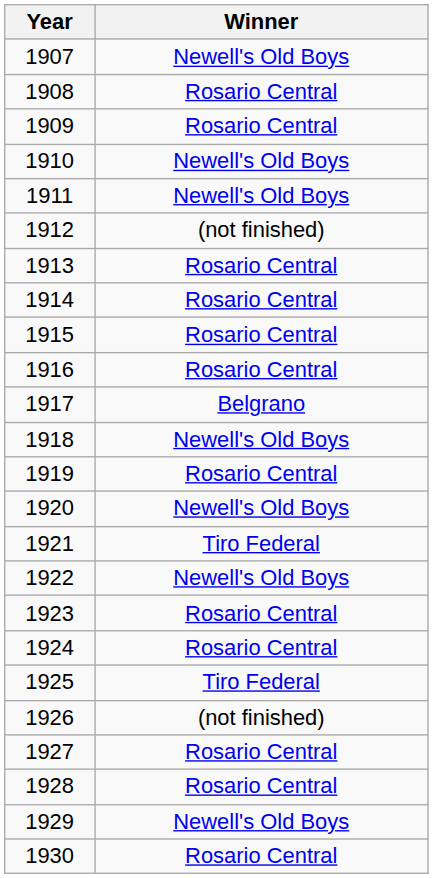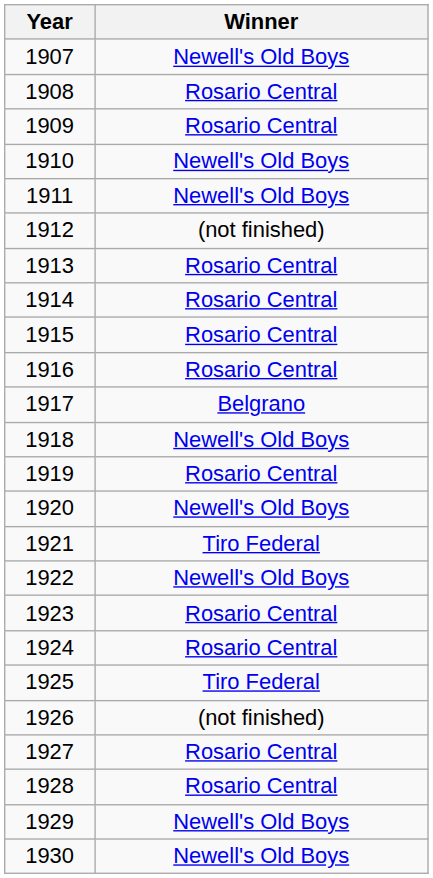(261, 856) Rosario Central -> (261, 856) Newell's Old Boys
